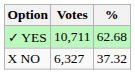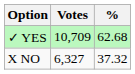(72, 36) 10,711 -> (73, 36) 10,709
